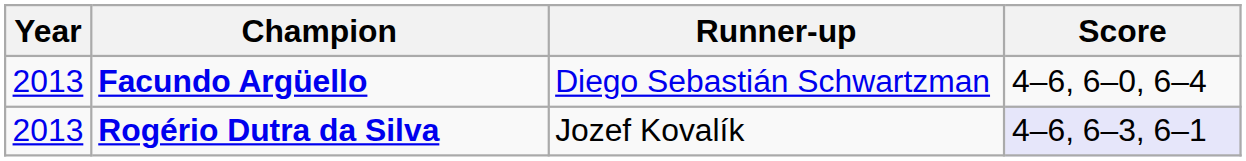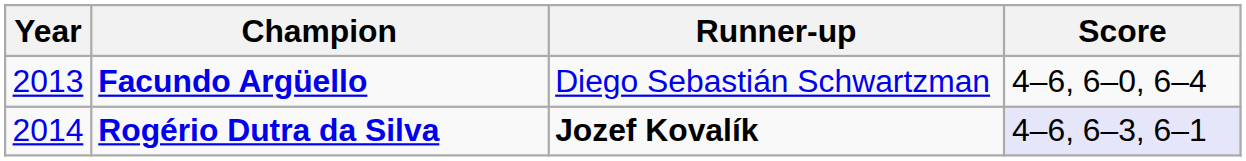(48, 131) 2013 -> (48, 131) 2014
(650, 131) normal -> (657, 131) bold
